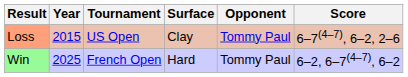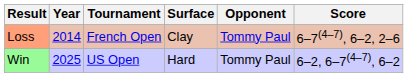(67, 36) 2015 -> (67, 36) 2014
(113, 36) US Open -> (124, 36) French Open
(124, 60) French Open -> (113, 60) US Open
